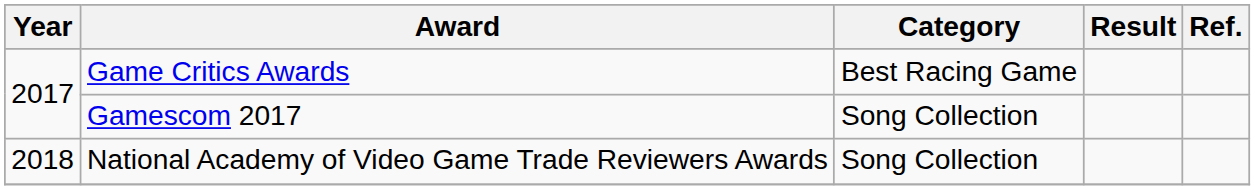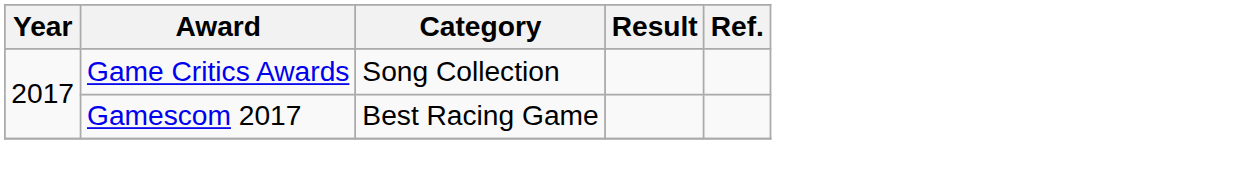(959, 71) Best Racing Game -> (461, 71) Song Collection
(940, 116) Song Collection -> (481, 116) Best Racing Game
- row: (457, 160)
